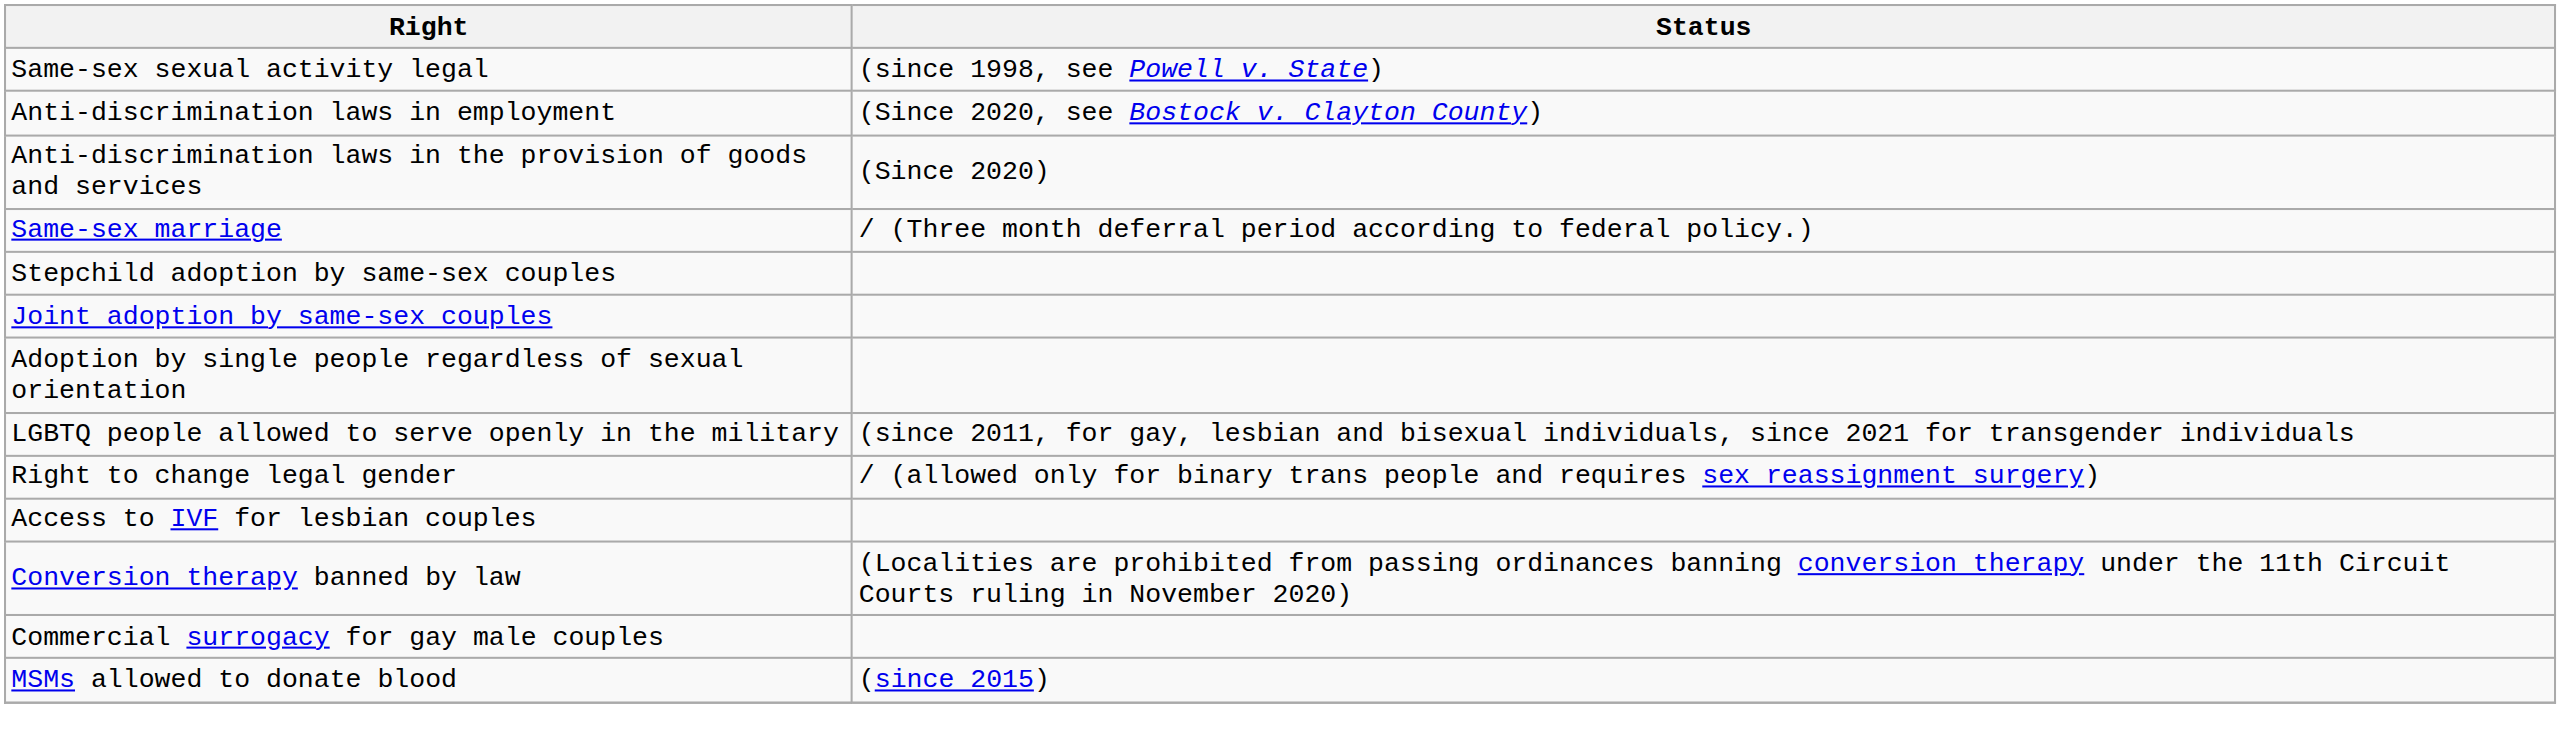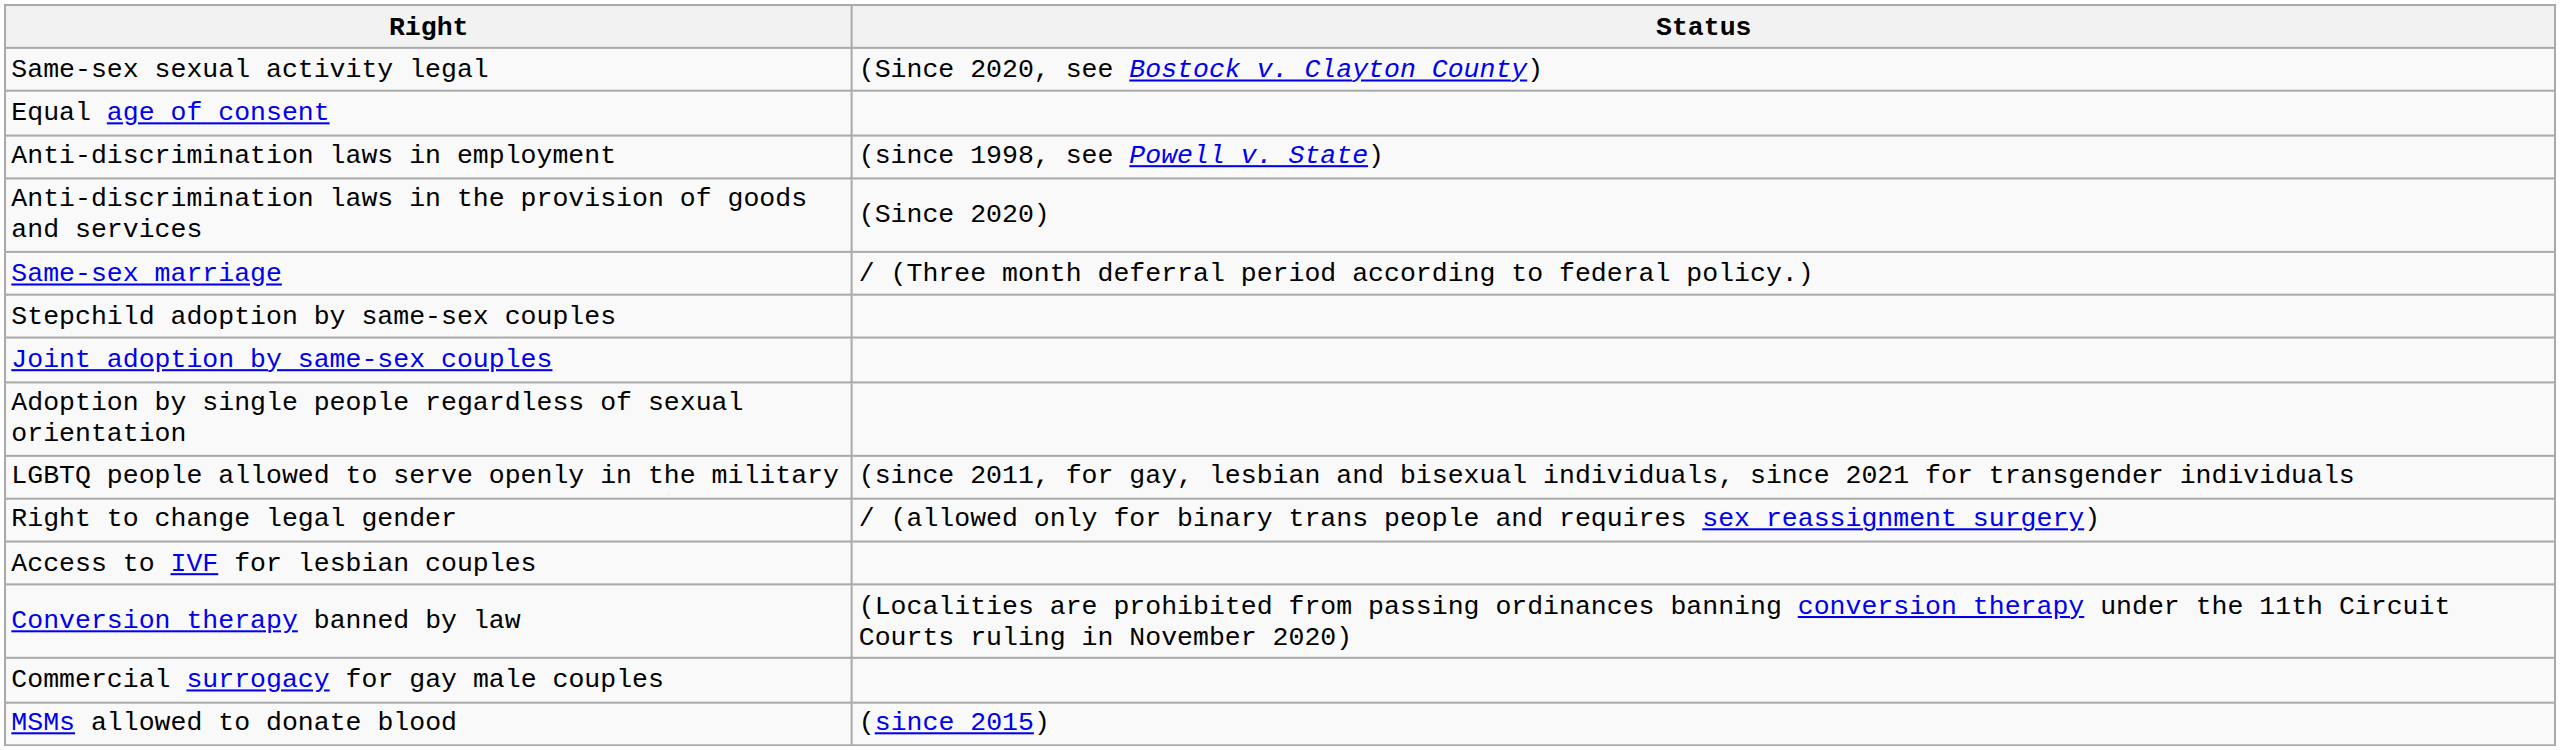(1121, 70) (since 1998, see Powell v. State) -> (1201, 70) (Since 2020, see Bostock v. Clayton County)
+ row: (170, 113)
(1201, 113) (Since 2020, see Bostock v. Clayton County) -> (1121, 156) (since 1998, see Powell v. State)
